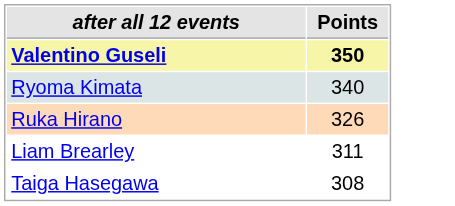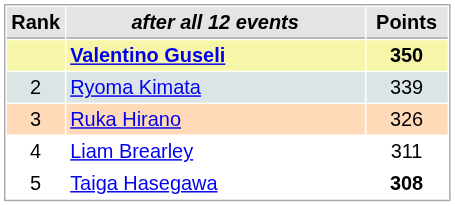+ column: (36, 22)
(348, 87) 340 -> (407, 87) 339
(348, 183) normal -> (407, 183) bold
